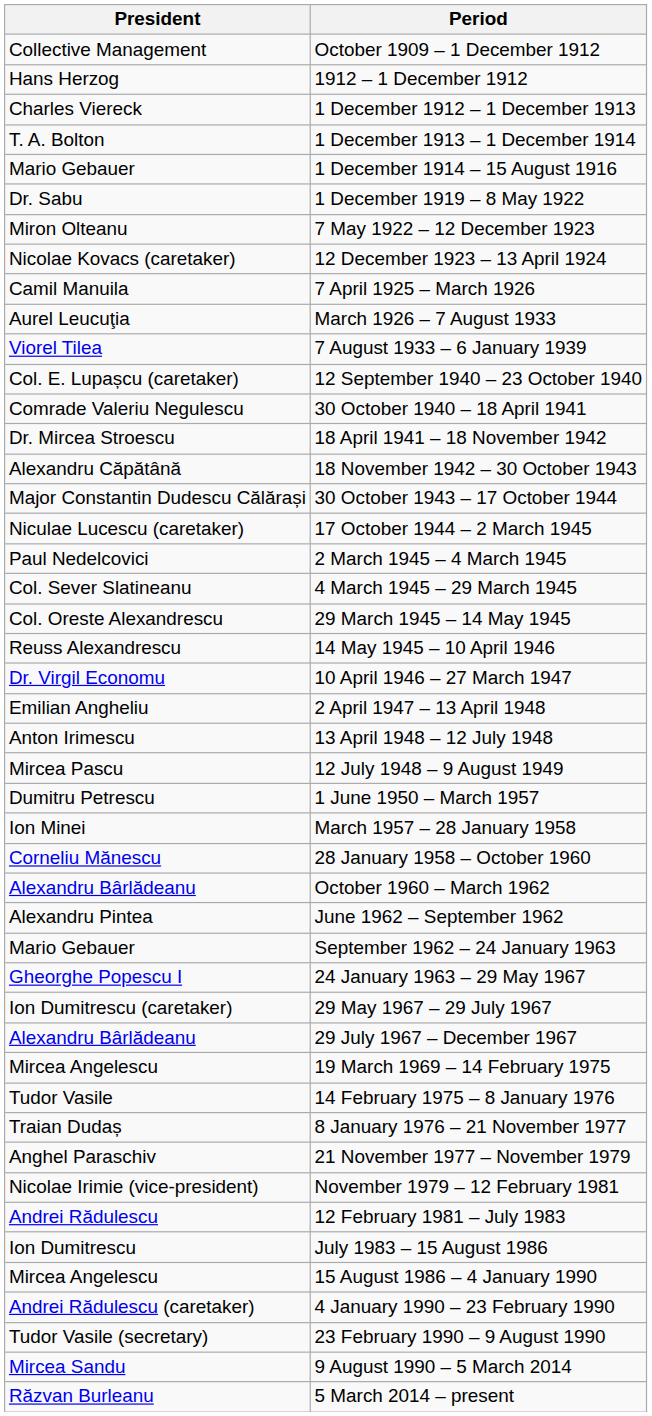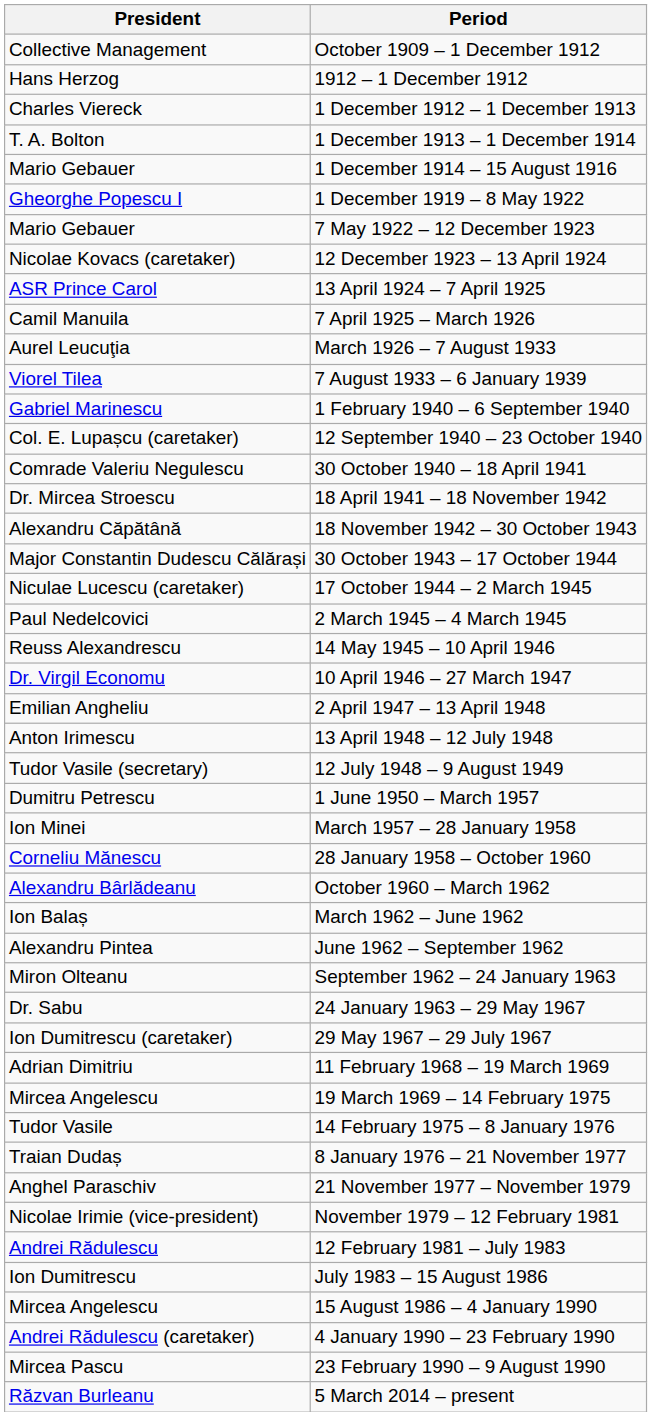(46, 199) Dr. Sabu -> (96, 199) Gheorghe Popescu I
(68, 229) Miron Olteanu -> (72, 229) Mario Gebauer
+ row: (430, 288)
+ row: (472, 408)
- row: (446, 588)
- row: (443, 618)
(66, 768) Mircea Pascu -> (109, 768) Tudor Vasile (secretary)
+ row: (419, 917)
(72, 947) Mario Gebauer -> (68, 977) Miron Olteanu
(96, 977) Gheorghe Popescu I -> (46, 1007) Dr. Sabu
- row: (446, 1037)
+ row: (462, 1067)
(109, 1336) Tudor Vasile (secretary) -> (66, 1366) Mircea Pascu
- row: (443, 1366)
